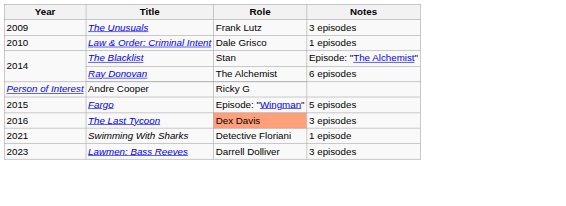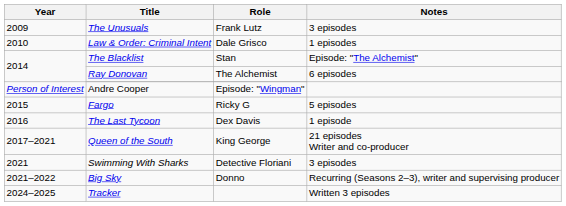(233, 89) Ricky G -> (260, 89) Episode: "Wingman"
(260, 105) Episode: "Wingman" -> (233, 105) Ricky G
(238, 120) lightsalmon background -> (238, 120) no background
(333, 120) 3 episodes -> (330, 120) 1 episode
+ row: (130, 141)
(330, 136) 1 episode -> (333, 162) 3 episodes
+ row: (105, 178)
- row: (138, 151)
+ row: (104, 193)
